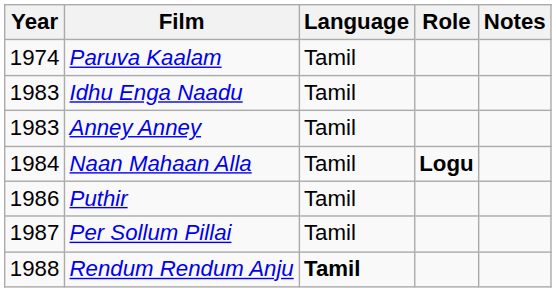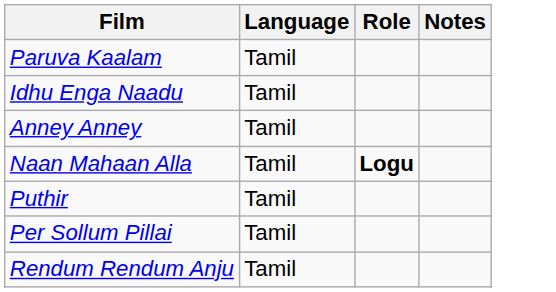- column: (35, 22)
(332, 269) bold -> (270, 269) normal
